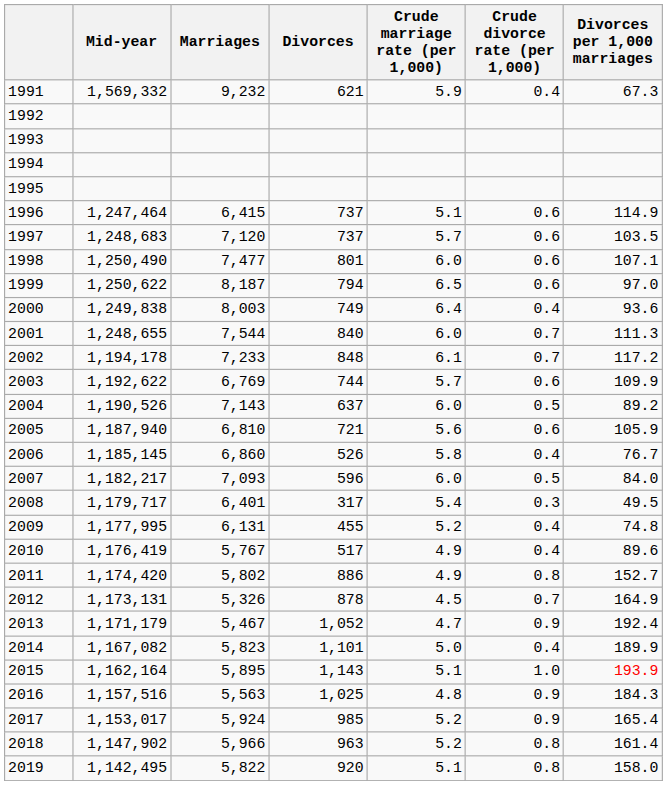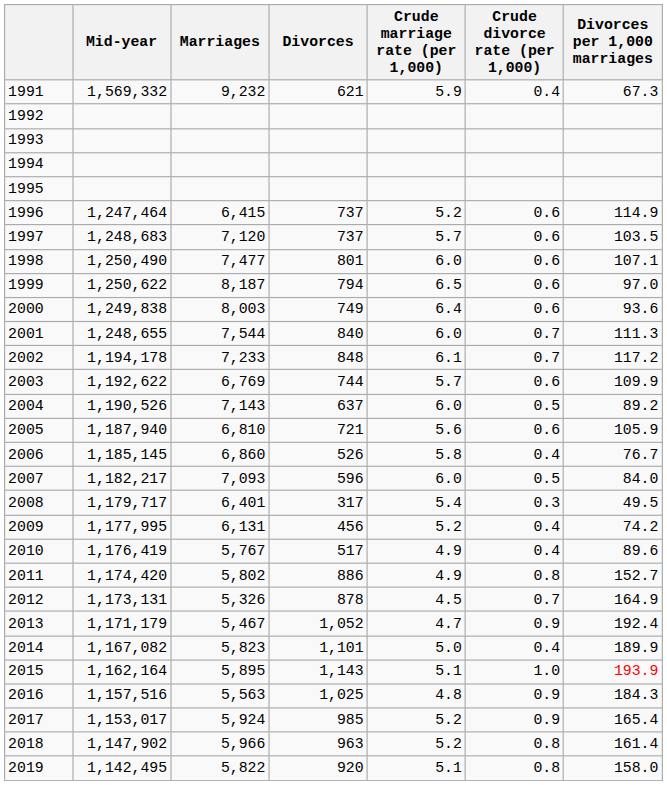(449, 213) 5.1 -> (449, 213) 5.2
(547, 309) 0.4 -> (547, 309) 0.6
(350, 527) 455 -> (350, 527) 456
(641, 527) 74.8 -> (641, 527) 74.2
